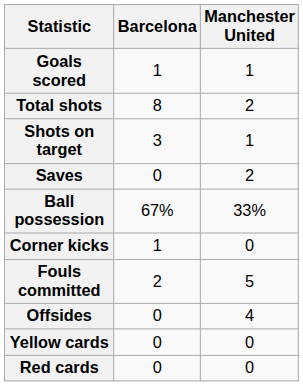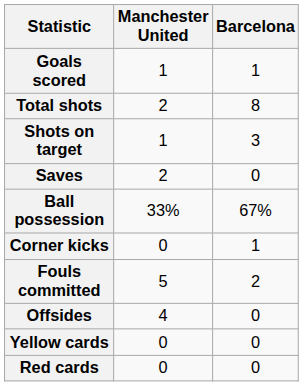columns swapped: (157, 26) <-> (250, 26)
